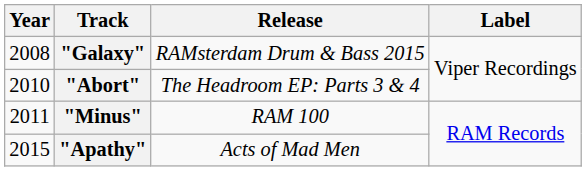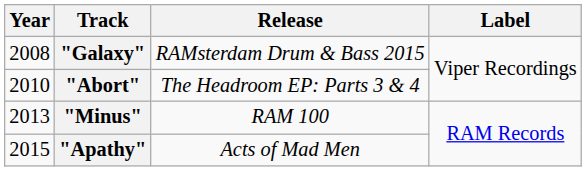(30, 117) 2011 -> (30, 117) 2013
